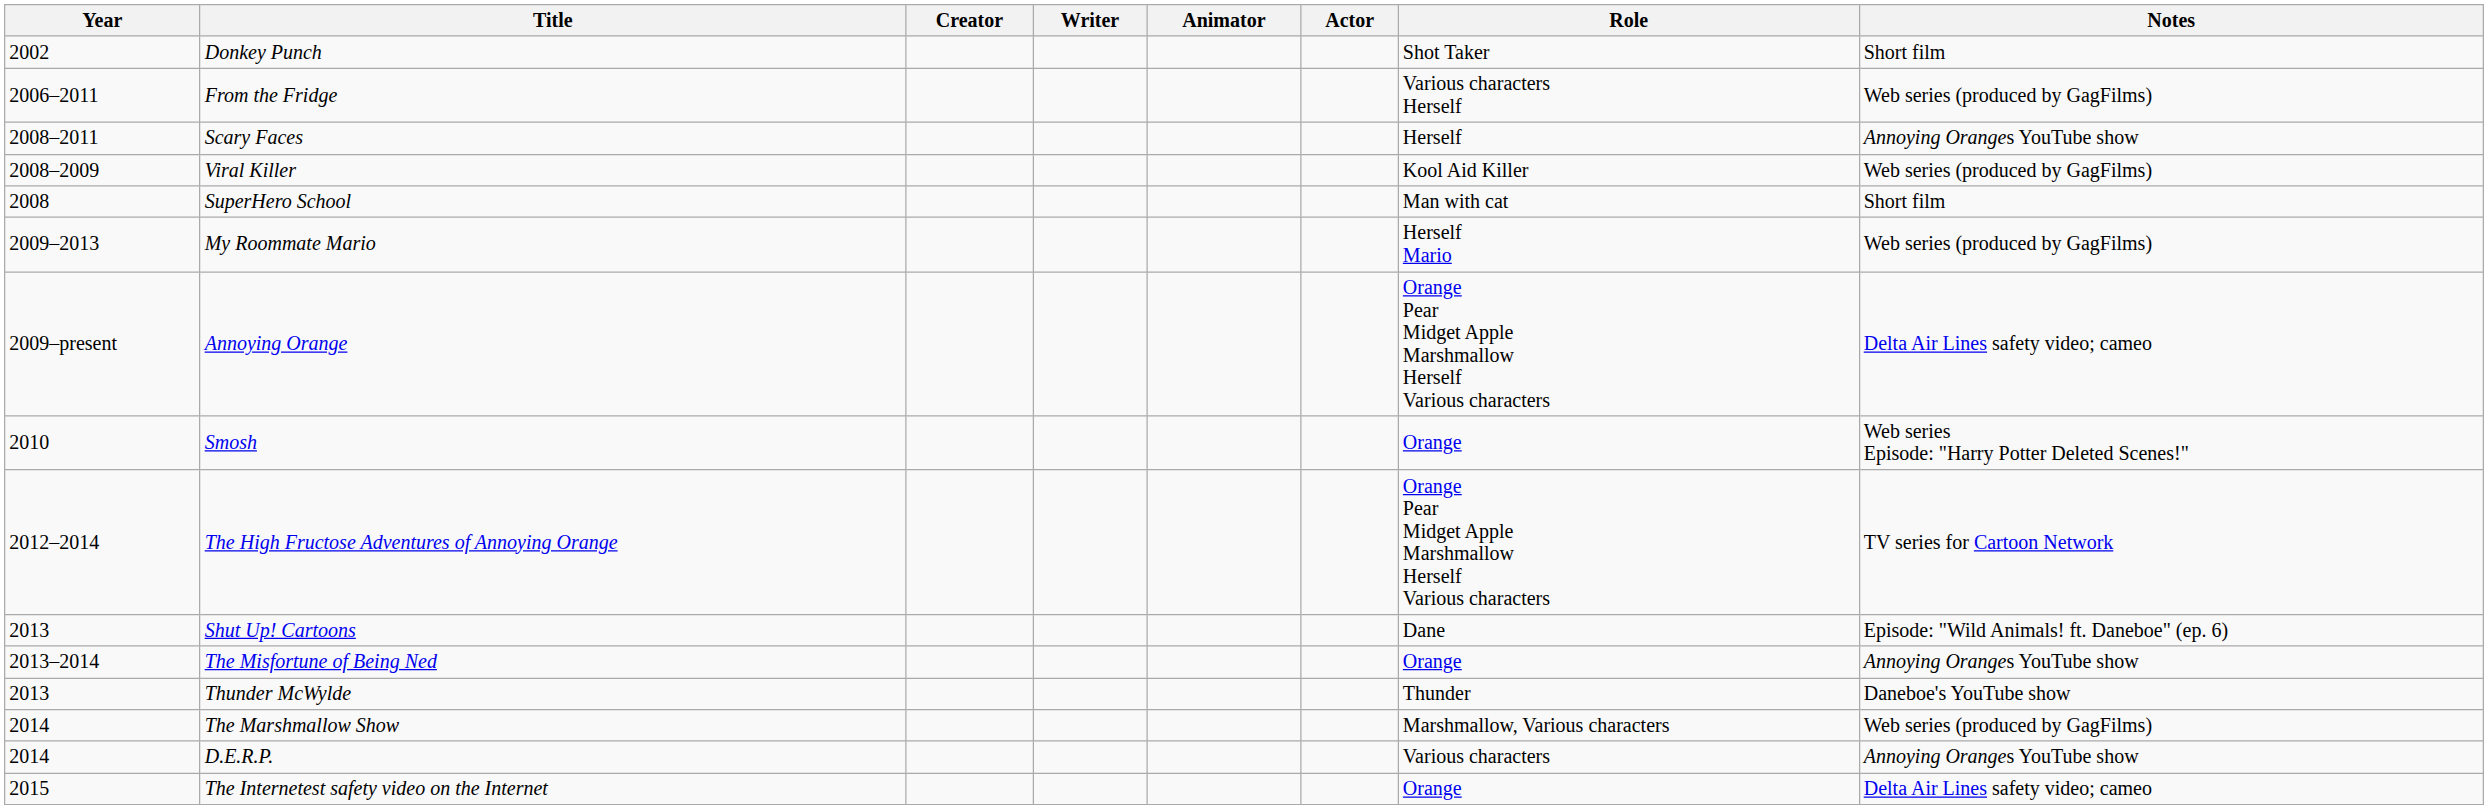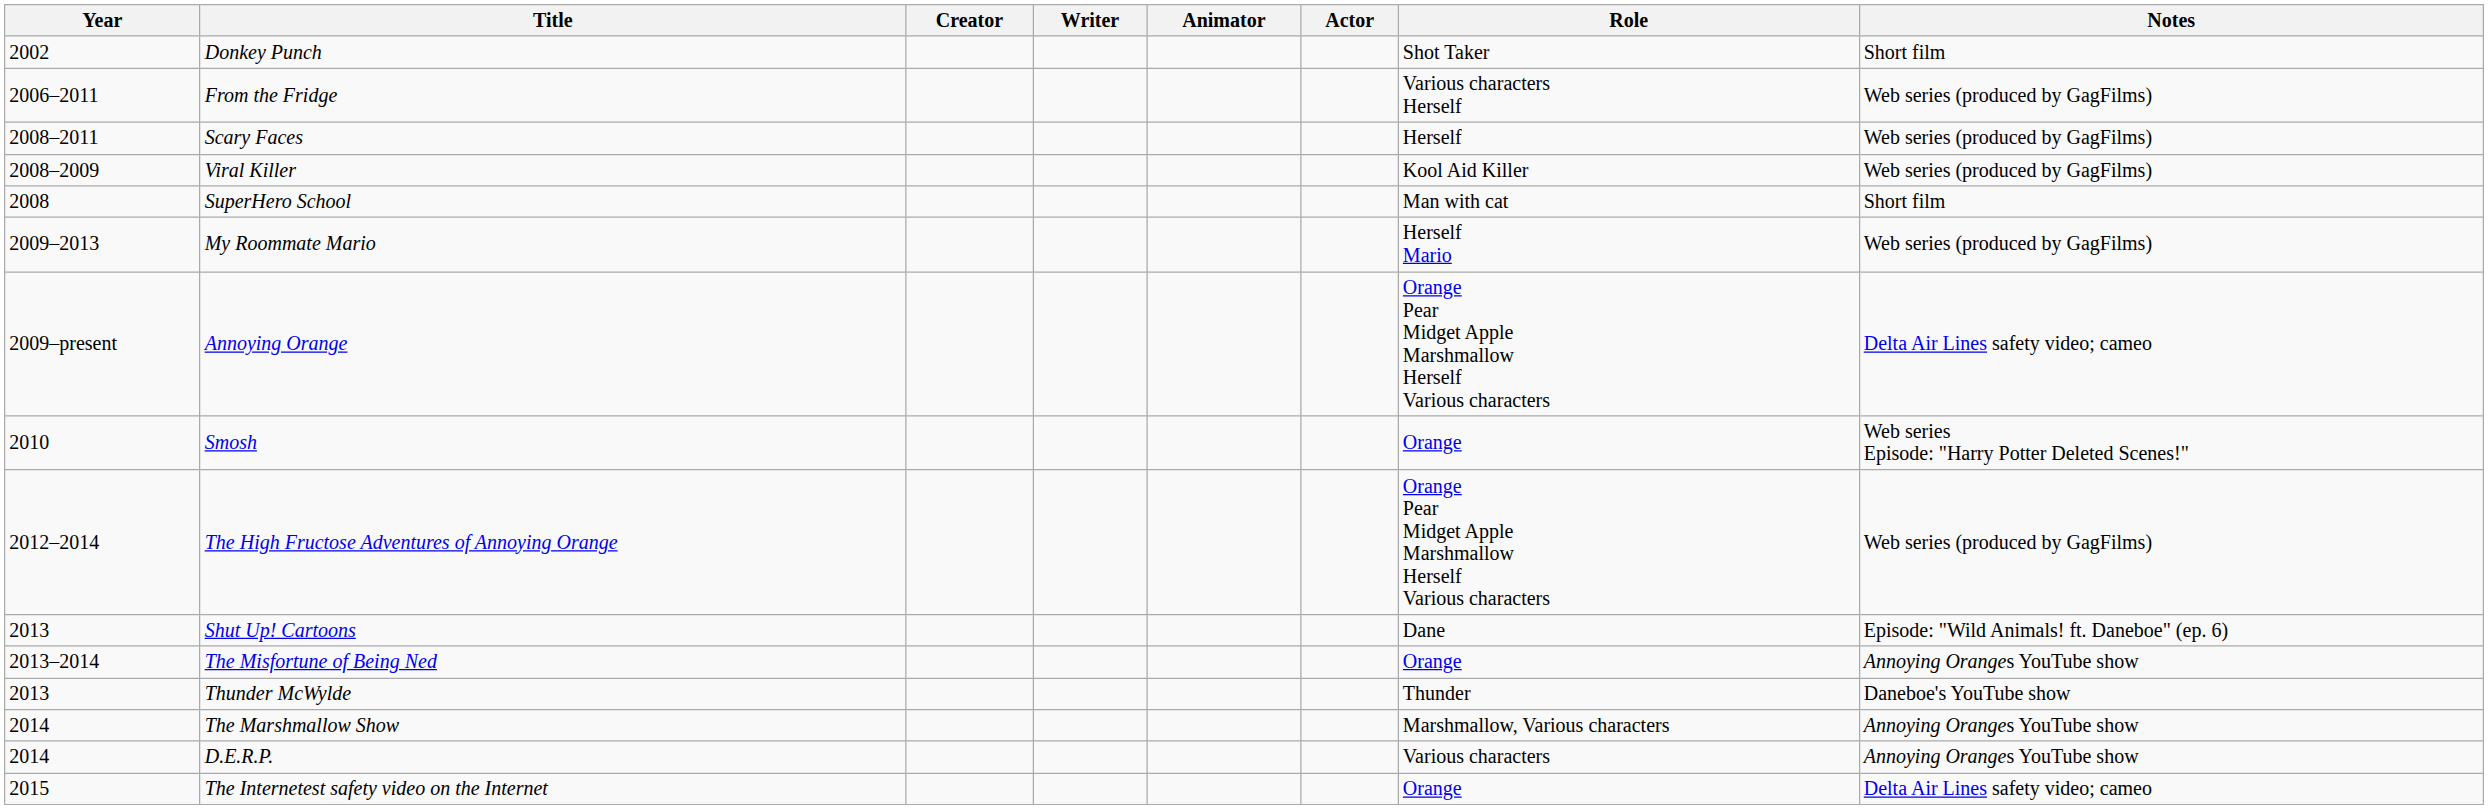(2001, 138) Annoying Oranges YouTube show -> (2008, 138) Web series (produced by GagFilms)
(1989, 542) TV series for Cartoon Network -> (2008, 542) Web series (produced by GagFilms)
(2008, 725) Web series (produced by GagFilms) -> (2001, 725) Annoying Oranges YouTube show
